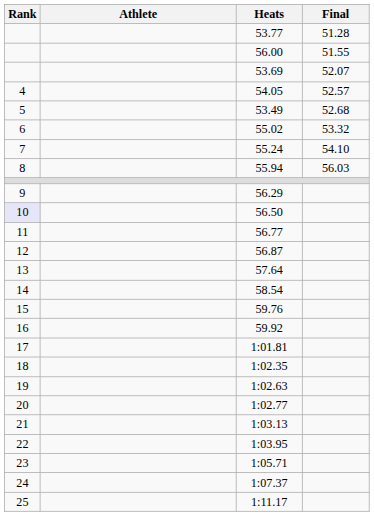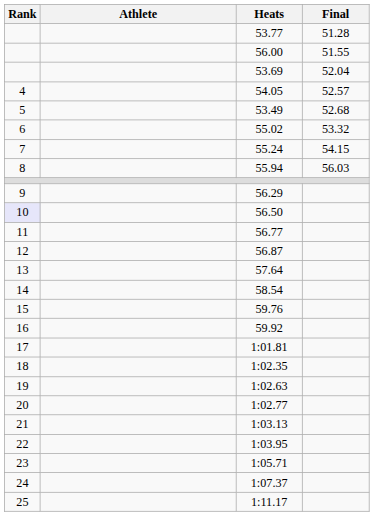(336, 71) 52.07 -> (336, 71) 52.04
(336, 149) 54.10 -> (336, 149) 54.15
